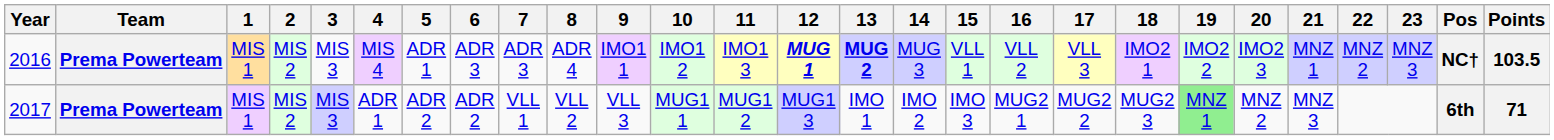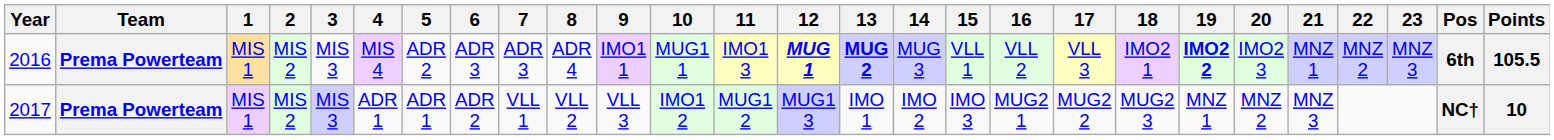(426, 59) ADR 1 -> (426, 59) ADR 2
(682, 59) IMO1 2 -> (682, 59) MUG1 1
(1206, 59) normal -> (1206, 59) bold
(1460, 59) NC† -> (1460, 59) 6th
(1517, 59) 103.5 -> (1517, 59) 105.5
(426, 109) ADR 2 -> (426, 109) ADR 1
(682, 109) MUG1 1 -> (682, 109) IMO1 2
(1206, 109) lightgreen background -> (1206, 109) no background
(1460, 109) 6th -> (1460, 109) NC†
(1517, 109) 71 -> (1517, 109) 10
